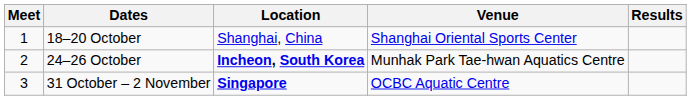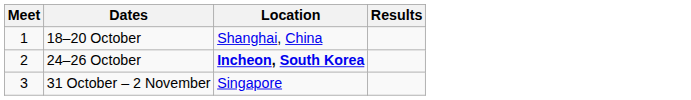- column: (498, 15)
(252, 83) bold -> (250, 83) normal
